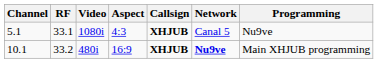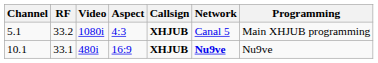(63, 31) 33.1 -> (63, 31) 33.2
(257, 31) Nu9ve -> (306, 31) Main XHJUB programming
(63, 49) 33.2 -> (63, 49) 33.1
(306, 49) Main XHJUB programming -> (257, 49) Nu9ve
